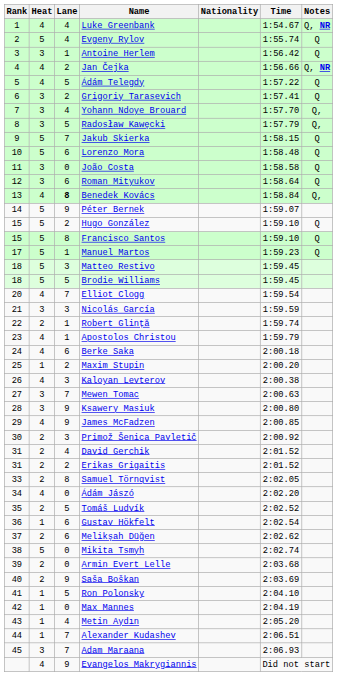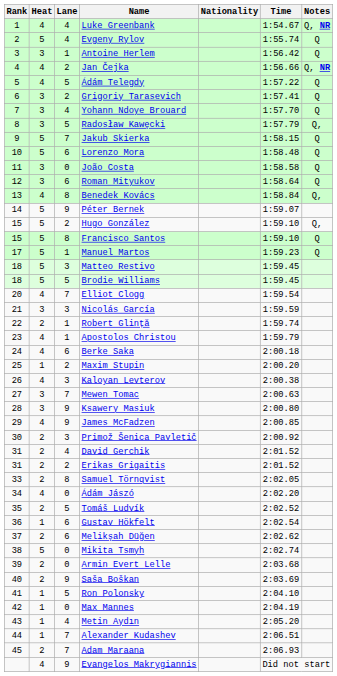(317, 111) Q, -> (317, 111) Q
(67, 196) bold -> (67, 196) normal
(317, 224) Q -> (317, 224) Q,
(42, 650) 3 -> (42, 650) 2
